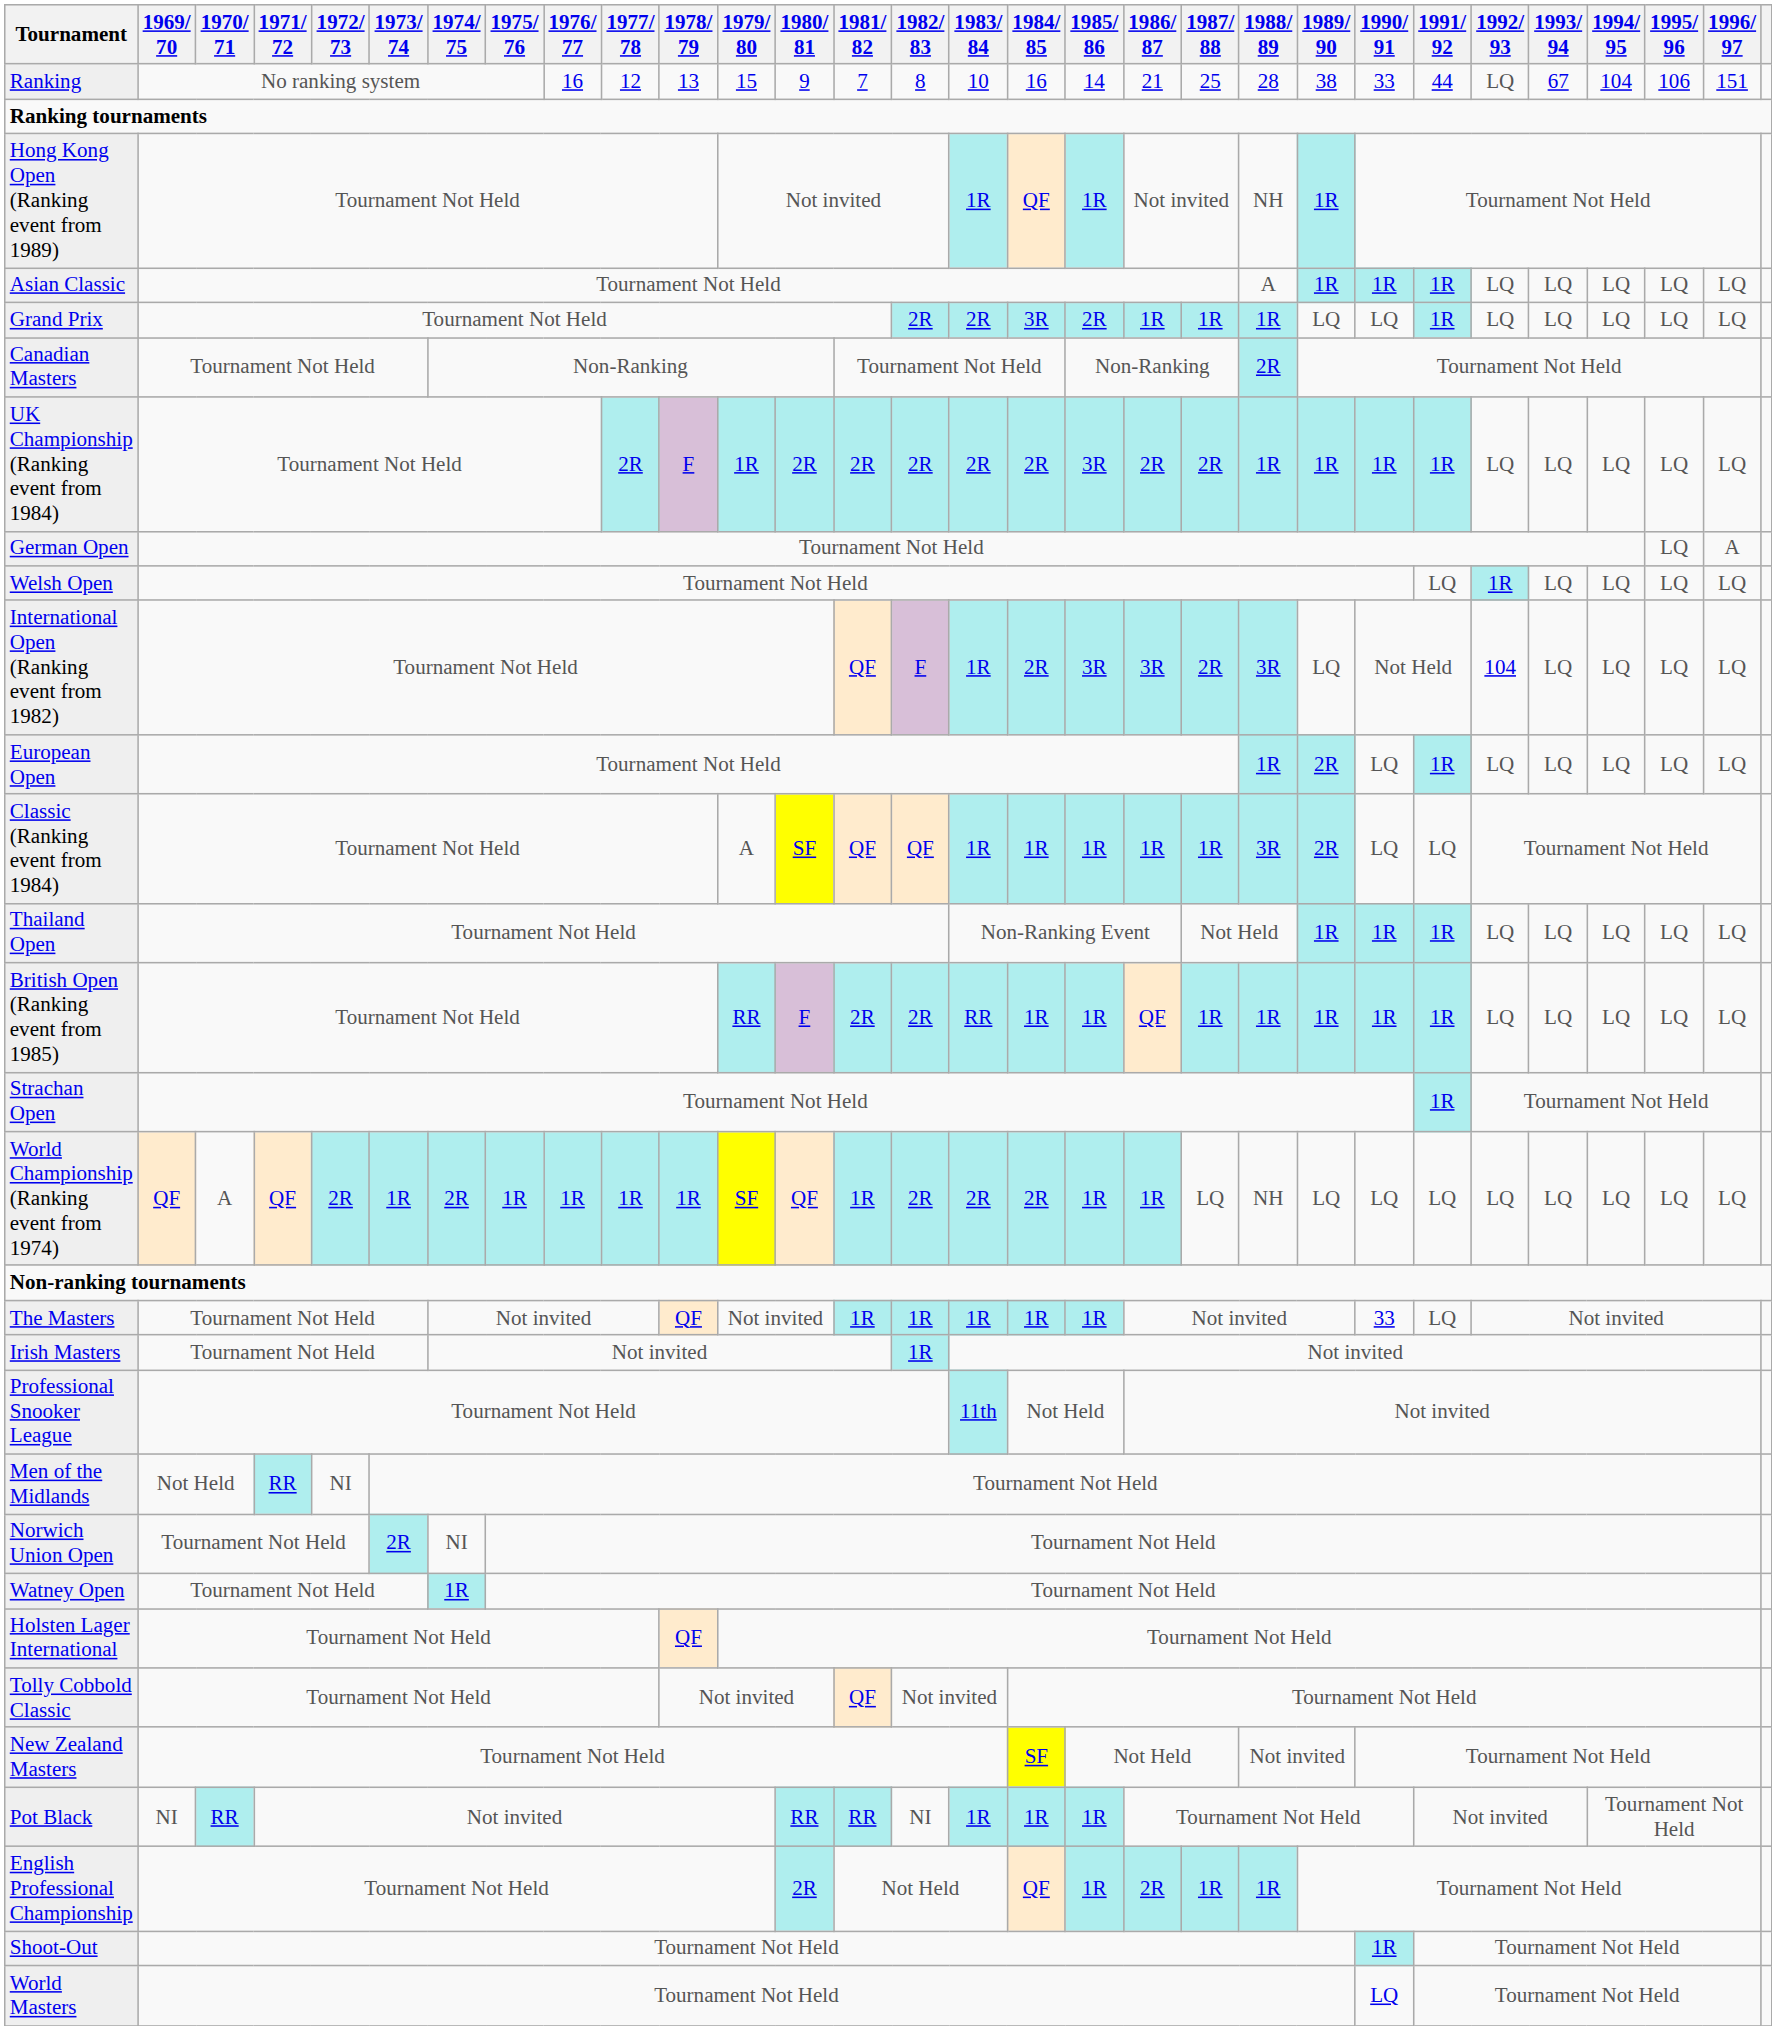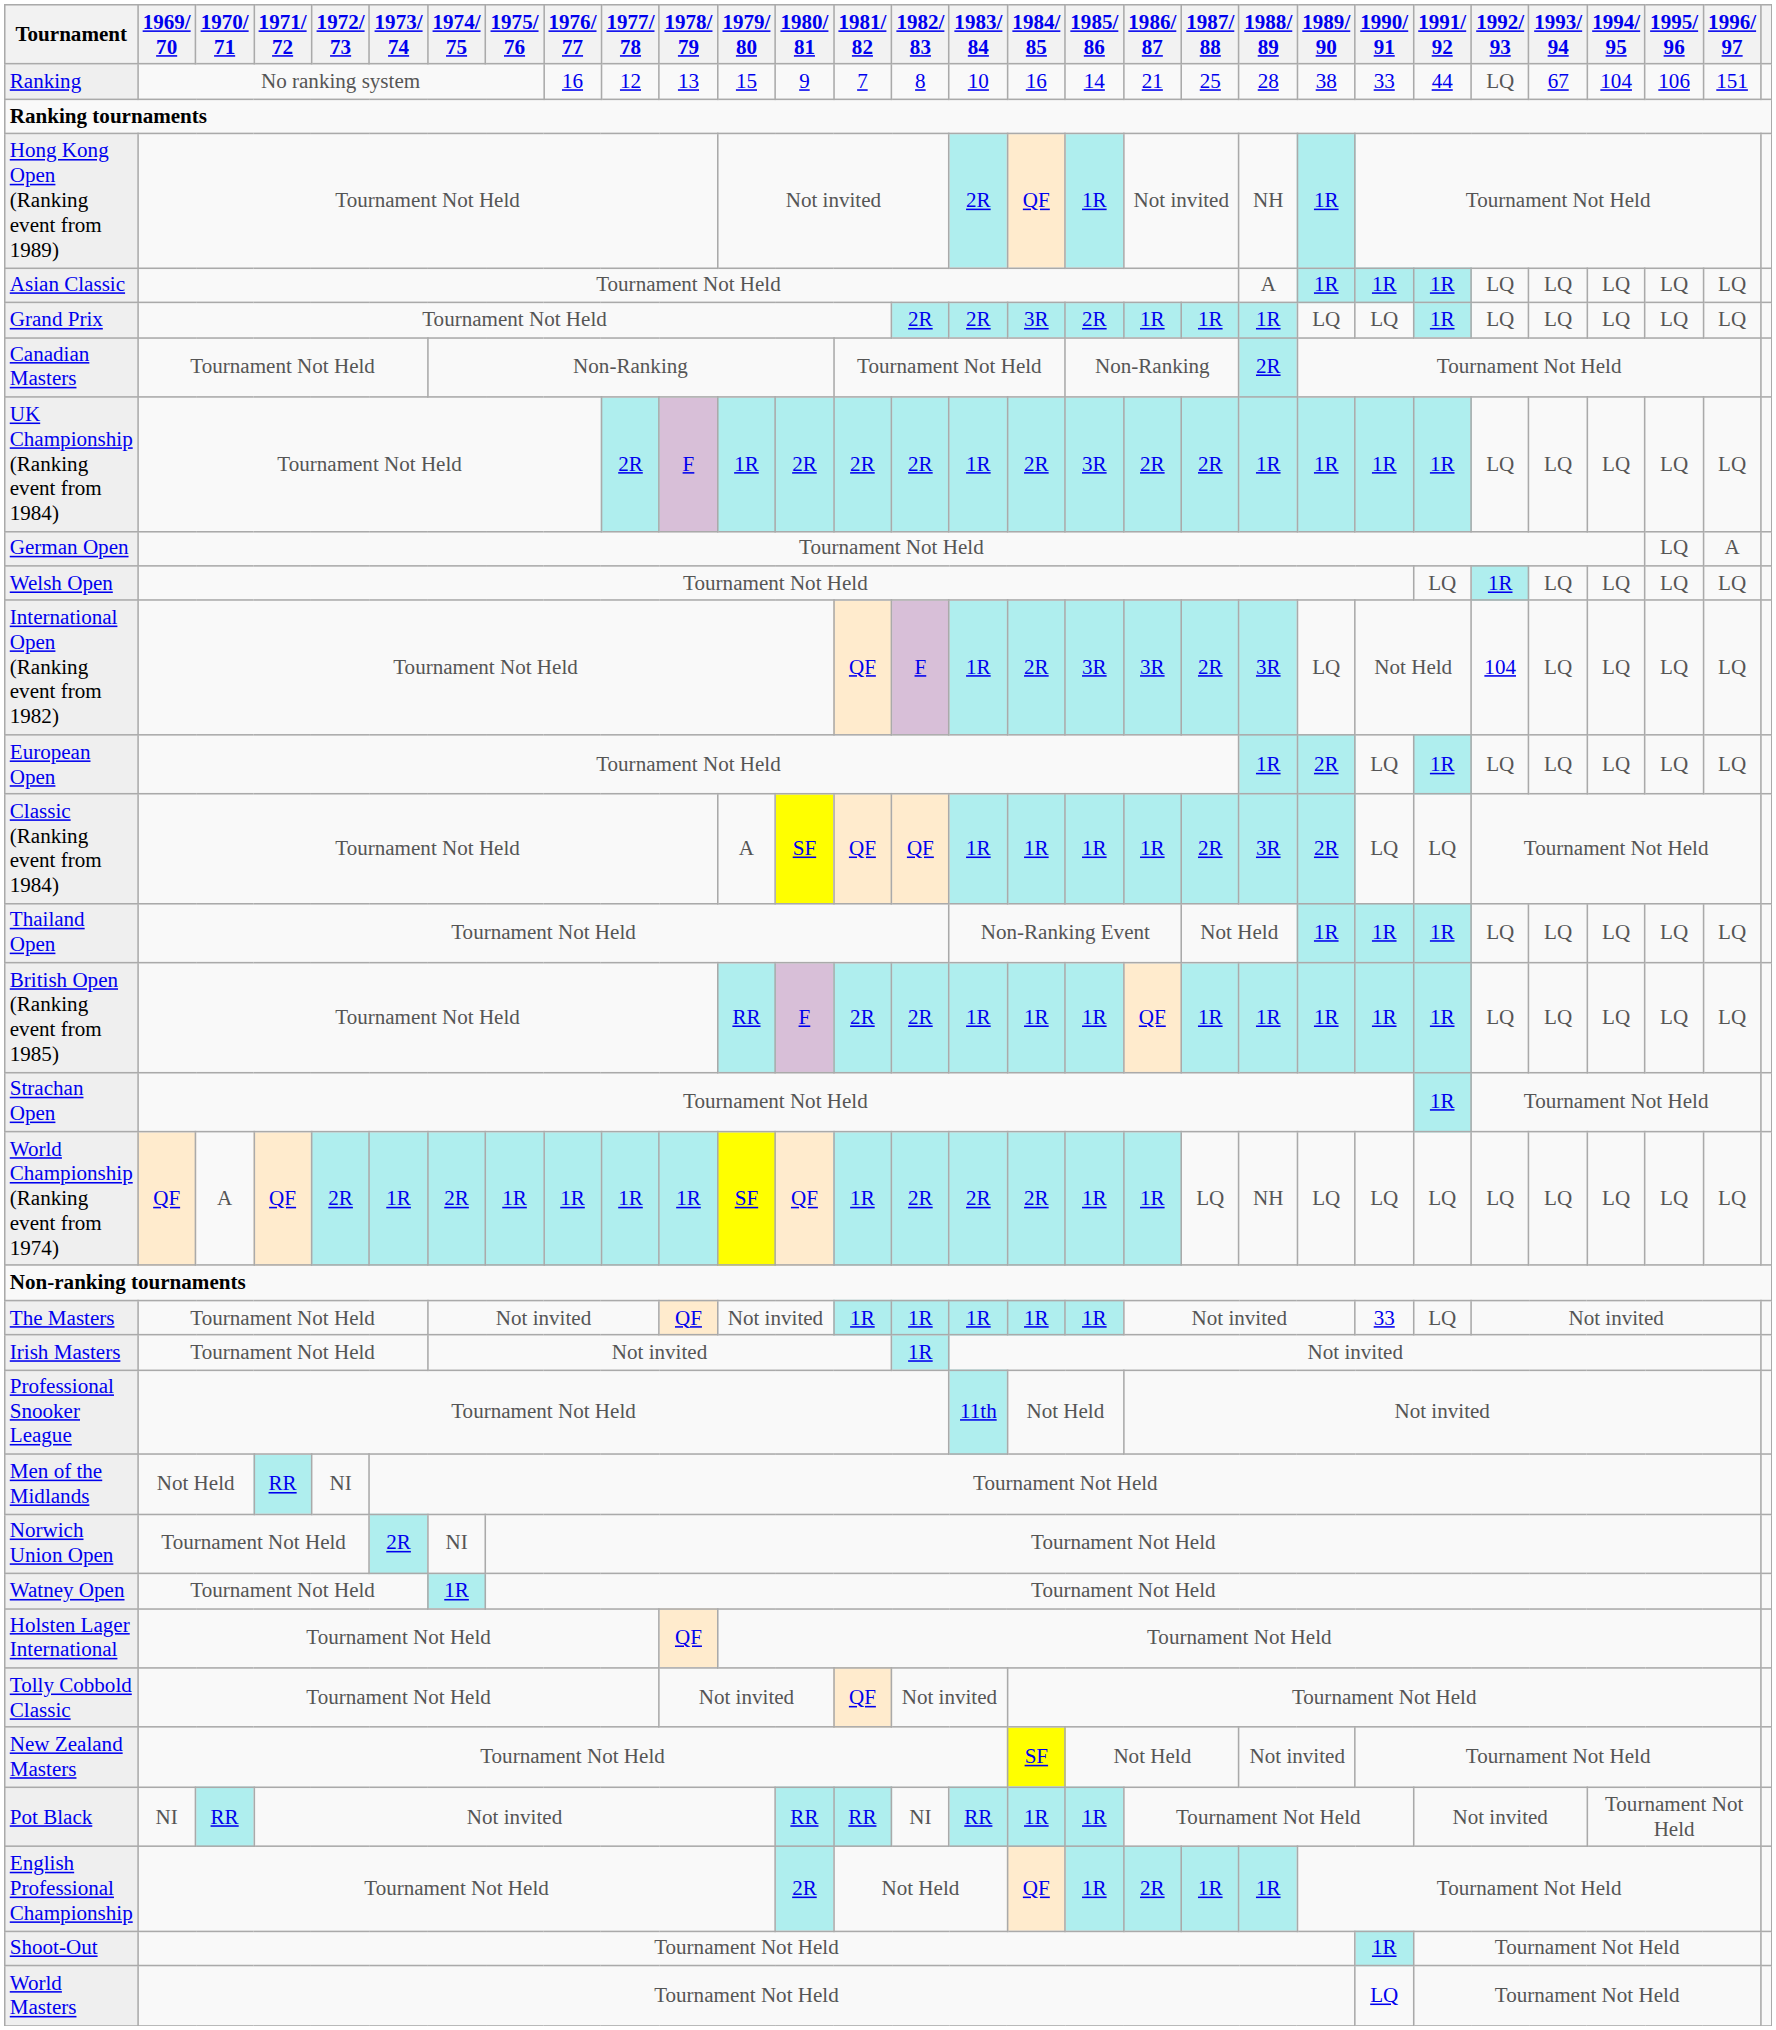(978, 200) 1R -> (978, 200) 2R
(978, 463) 2R -> (978, 463) 1R
(1210, 848) 1R -> (1210, 848) 2R
(978, 1016) RR -> (978, 1016) 1R
(978, 1816) 1R -> (978, 1816) RR
